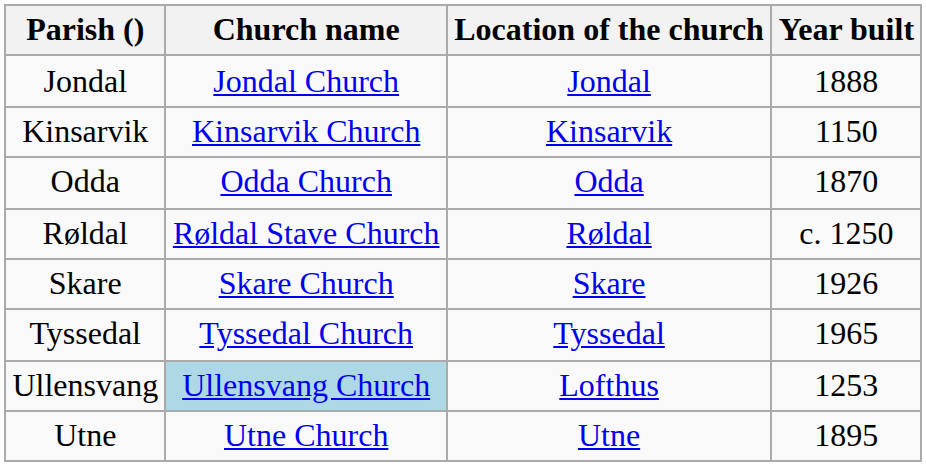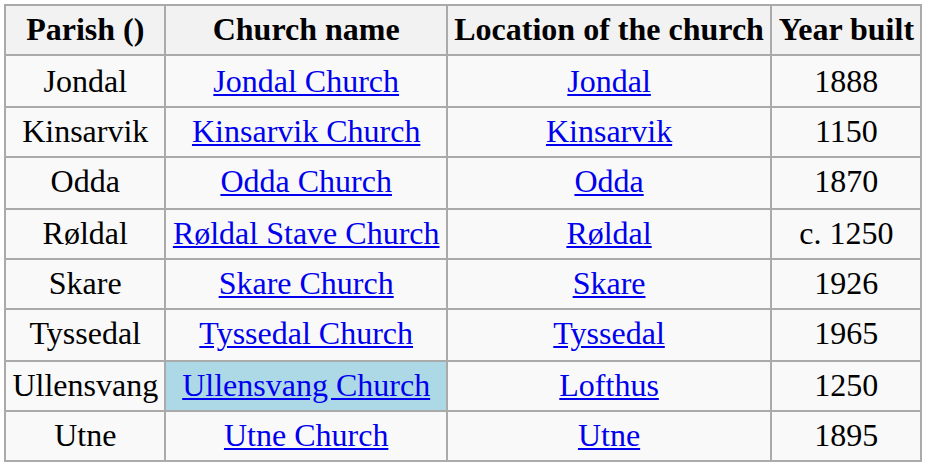(846, 385) 1253 -> (846, 385) 1250
